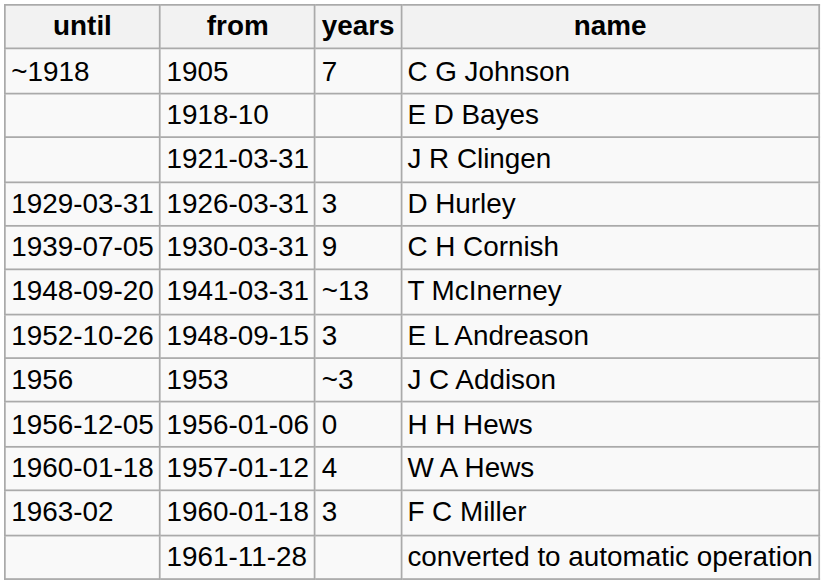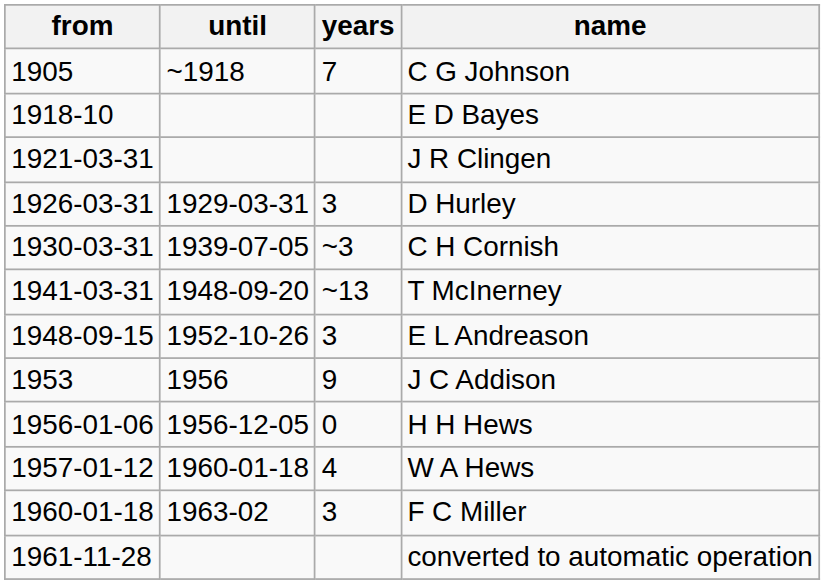columns swapped: (238, 26) <-> (82, 26)
(330, 247) 9 -> (338, 247) ~3
(338, 379) ~3 -> (330, 379) 9
